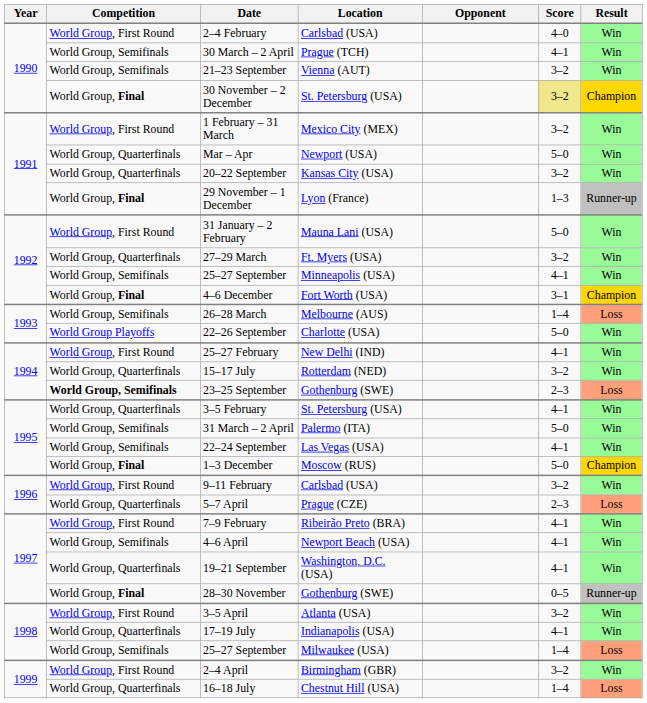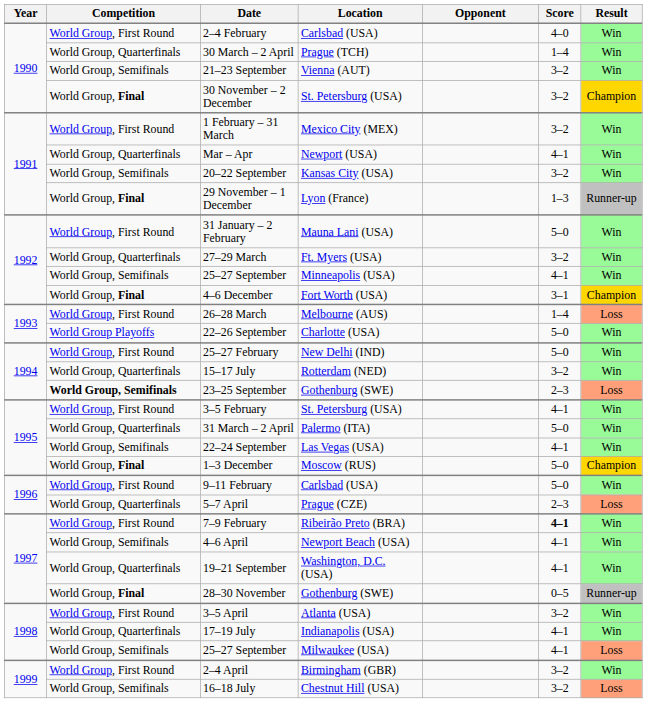(109, 52) World Group, Semifinals -> (115, 52) World Group, Quarterfinals
(560, 52) 4–1 -> (560, 52) 1–4
(560, 96) khaki background -> (560, 96) no background
(560, 154) 5–0 -> (560, 154) 4–1
(115, 173) World Group, Quarterfinals -> (109, 173) World Group, Semifinals
(109, 314) World Group, Semifinals -> (112, 314) World Group, First Round
(560, 352) 4–1 -> (560, 352) 5–0
(115, 409) World Group, Quarterfinals -> (112, 409) World Group, First Round
(109, 428) World Group, Semifinals -> (115, 428) World Group, Quarterfinals
(560, 485) 3–2 -> (560, 485) 5–0
(560, 523) normal -> (560, 523) bold
(560, 650) 1–4 -> (560, 650) 4–1
(115, 688) World Group, Quarterfinals -> (109, 688) World Group, Semifinals
(560, 688) 1–4 -> (560, 688) 3–2
